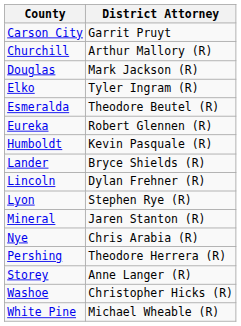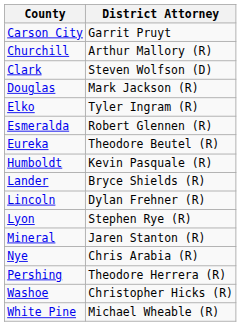+ row: (24, 70)
(154, 107) Theodore Beutel (R) -> (150, 126) Robert Glennen (R)
(150, 126) Robert Glennen (R) -> (154, 144) Theodore Beutel (R)
- row: (28, 275)
